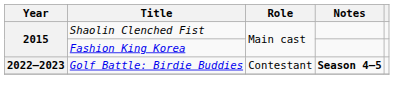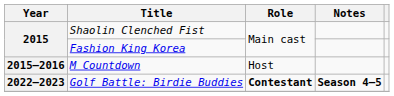+ row: (105, 65)
(280, 65) normal -> (280, 83) bold
